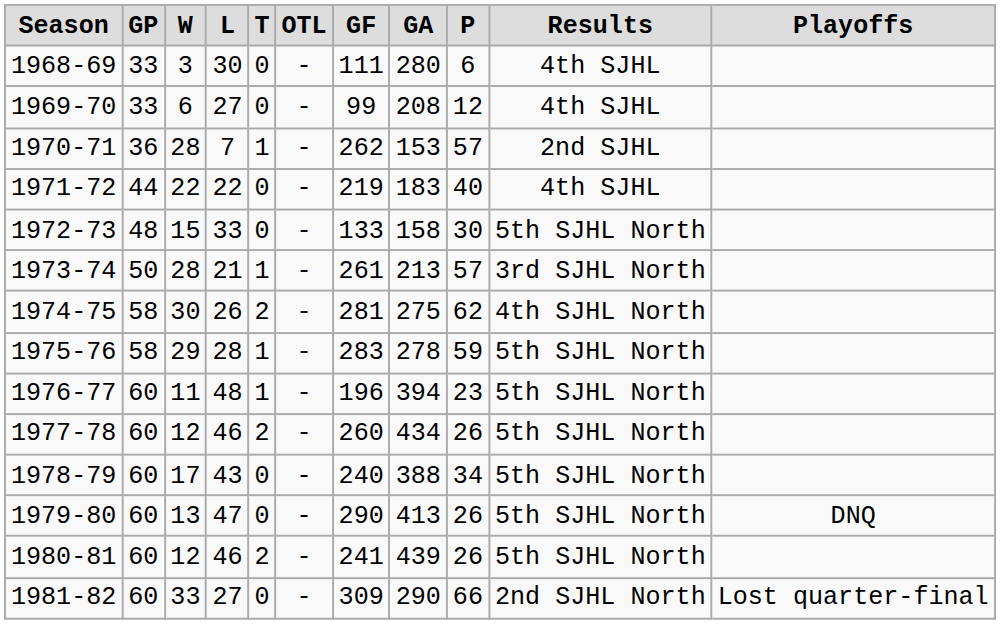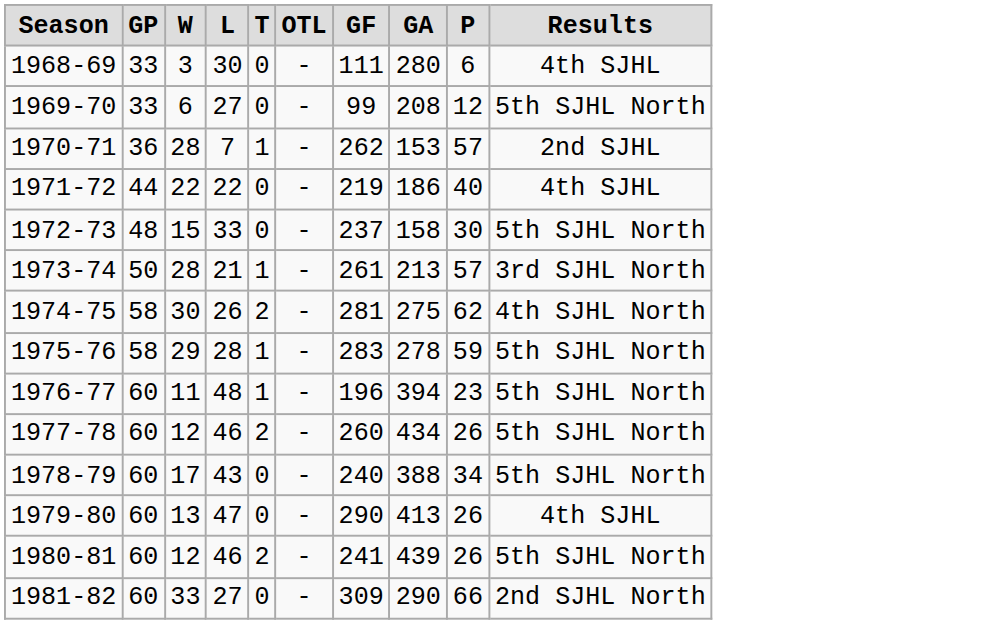- column: (853, 25)
(600, 107) 4th SJHL -> (600, 107) 5th SJHL North
(418, 189) 183 -> (418, 189) 186
(361, 230) 133 -> (361, 230) 237
(600, 516) 5th SJHL North -> (600, 516) 4th SJHL
